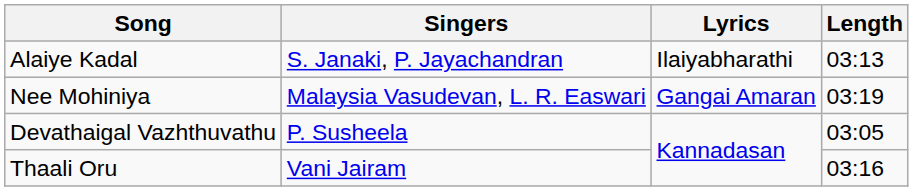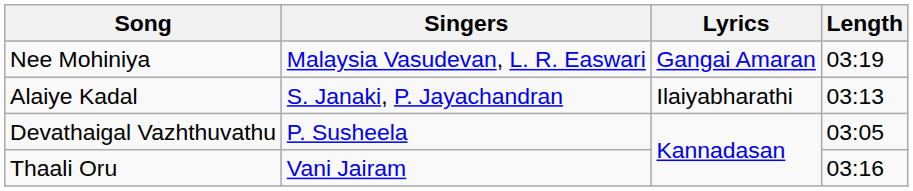rows swapped: (74, 59) <-> (80, 96)
